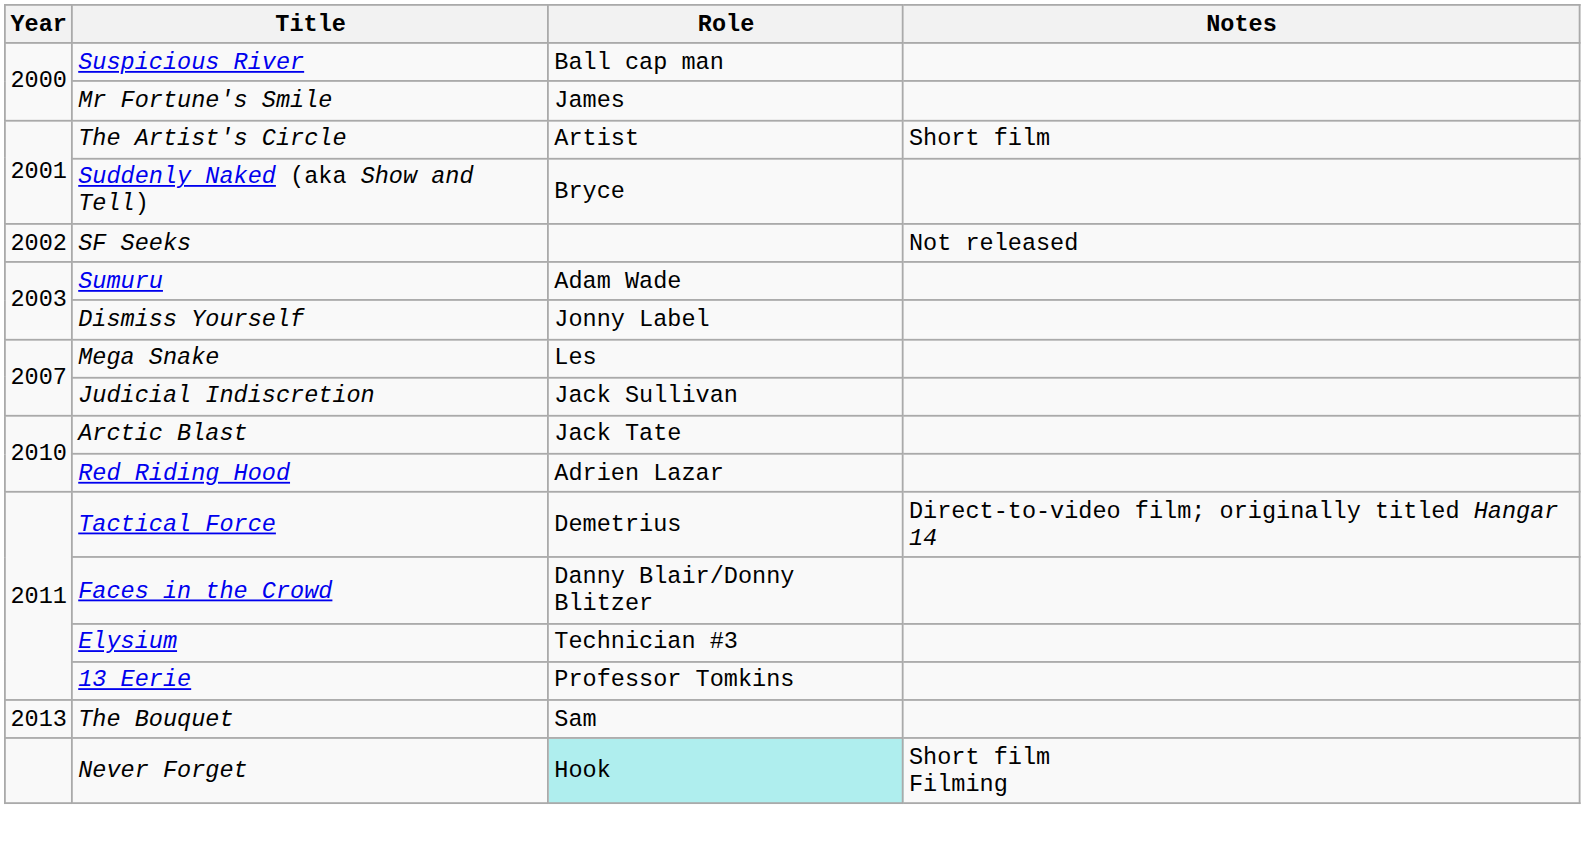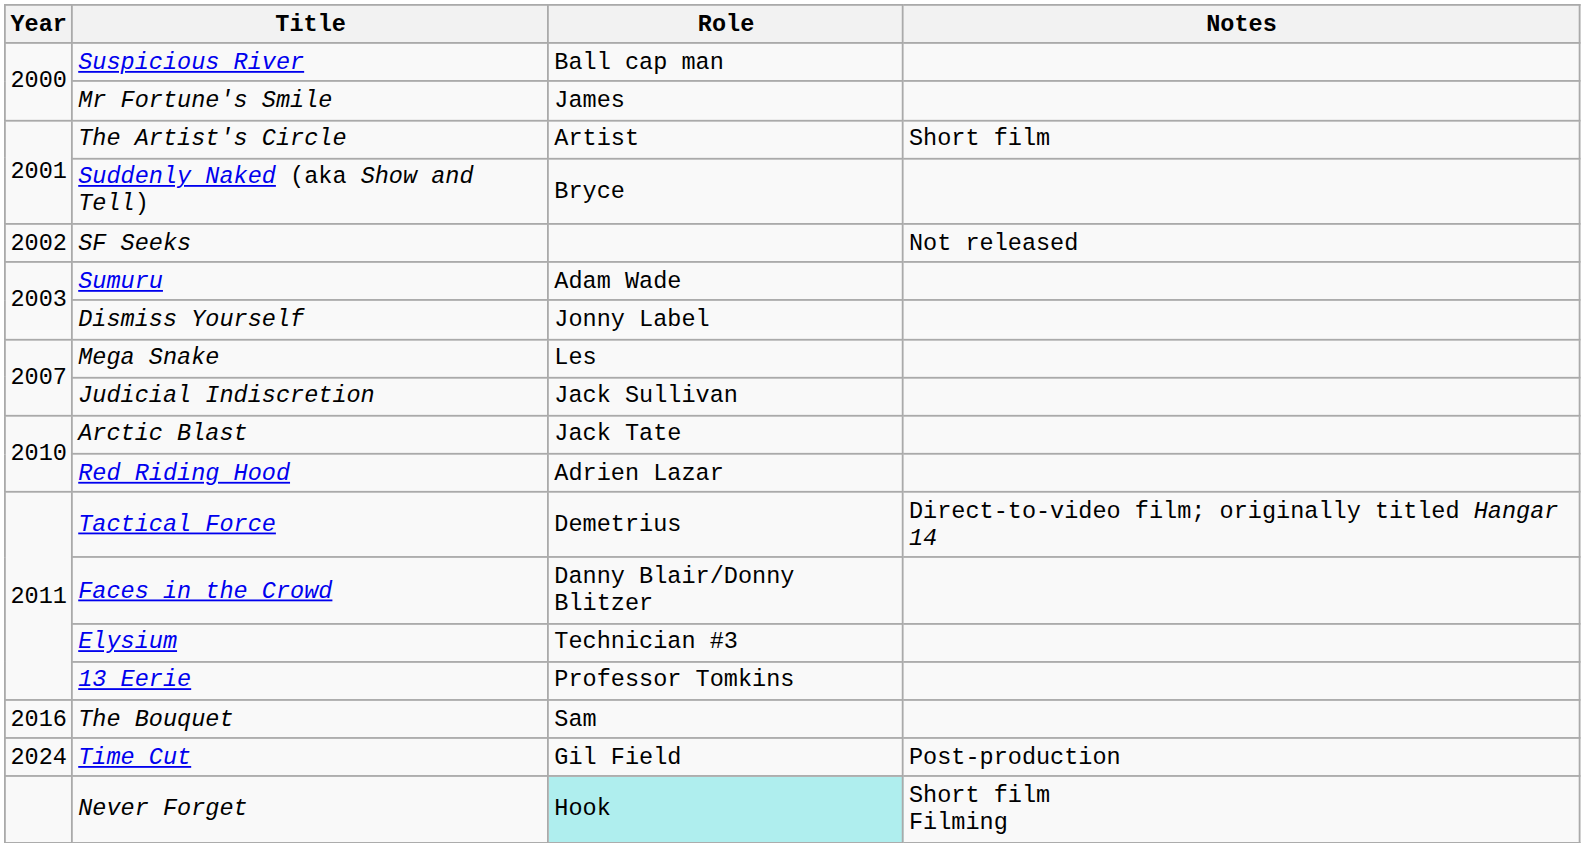(39, 719) 2013 -> (39, 719) 2016
+ row: (135, 757)
